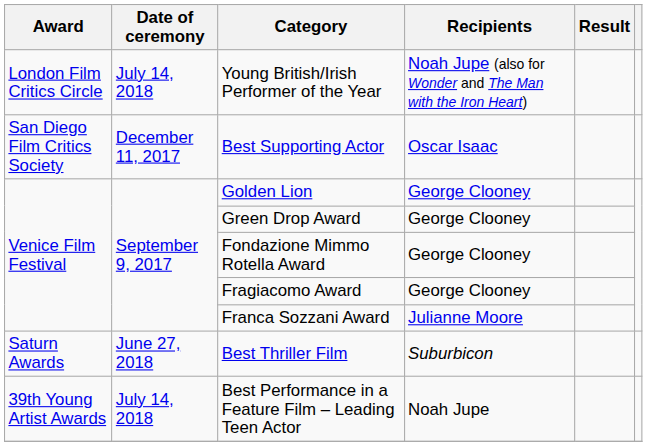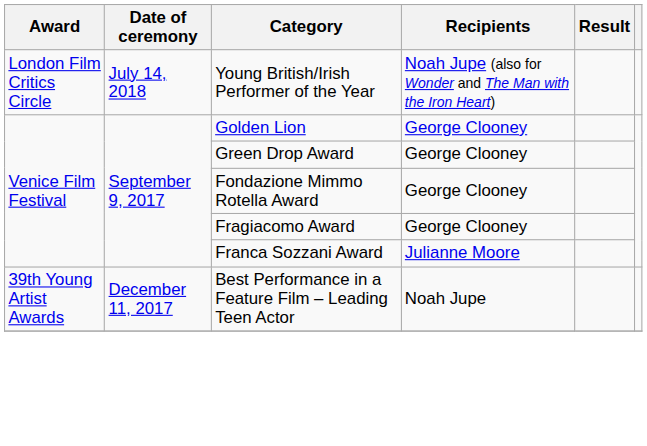- row: (303, 146)
- row: (285, 353)
(145, 408) July 14, 2018 -> (147, 298) December 11, 2017
